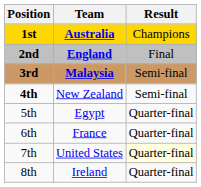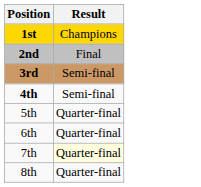- column: (89, 14)
